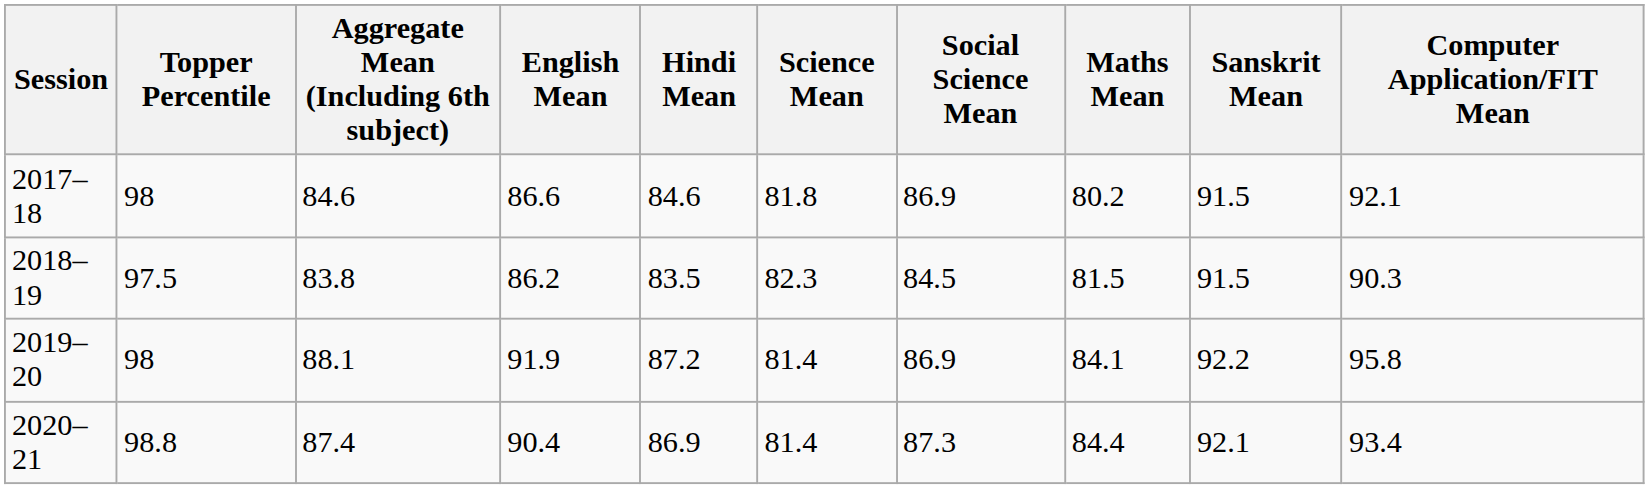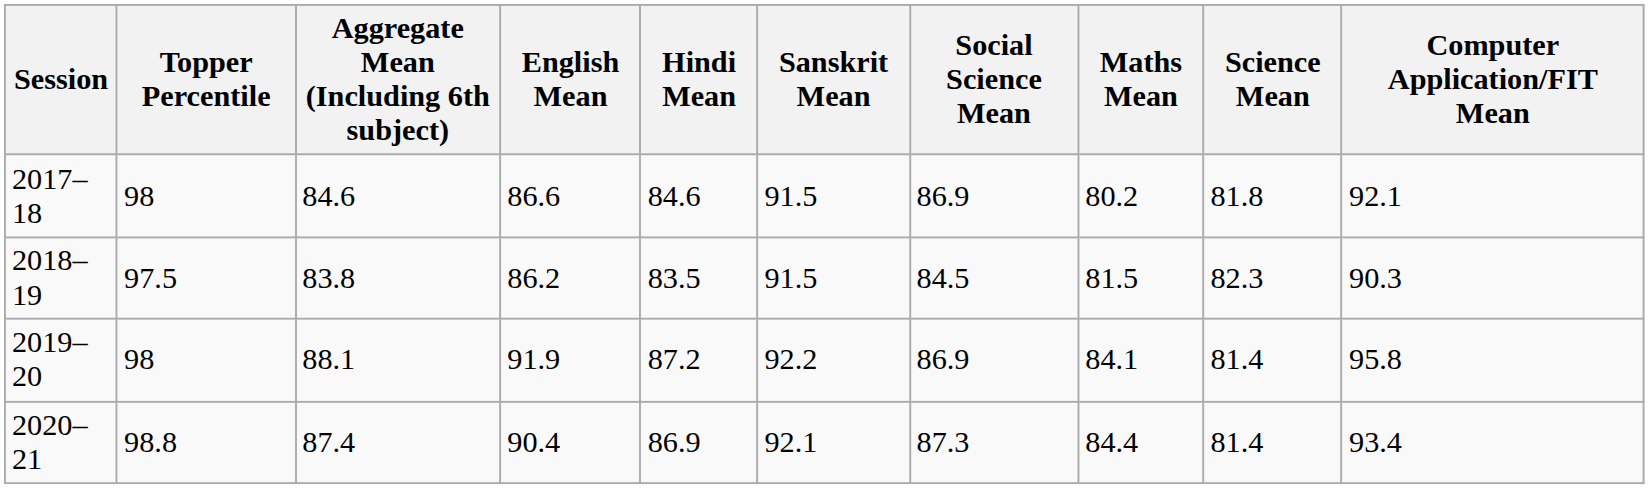columns swapped: (827, 79) <-> (1266, 79)
